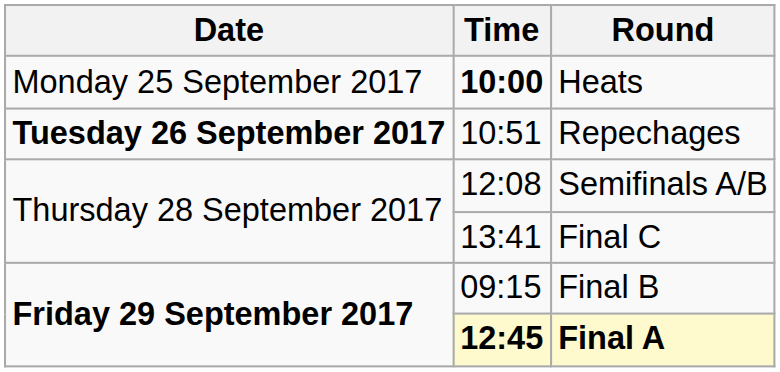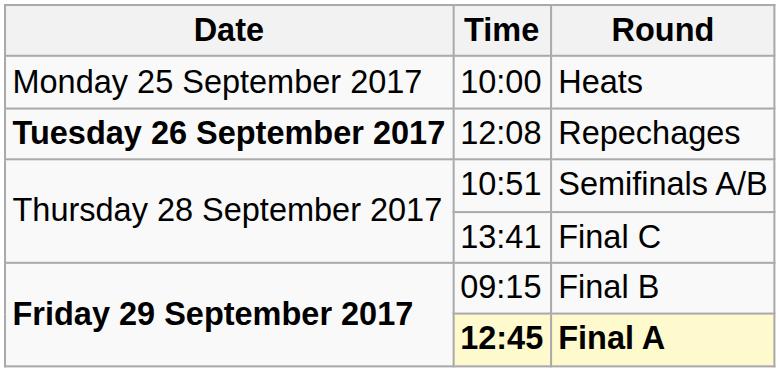(502, 81) bold -> (501, 81) normal
(501, 133) 10:51 -> (501, 133) 12:08
(501, 184) 12:08 -> (501, 184) 10:51
